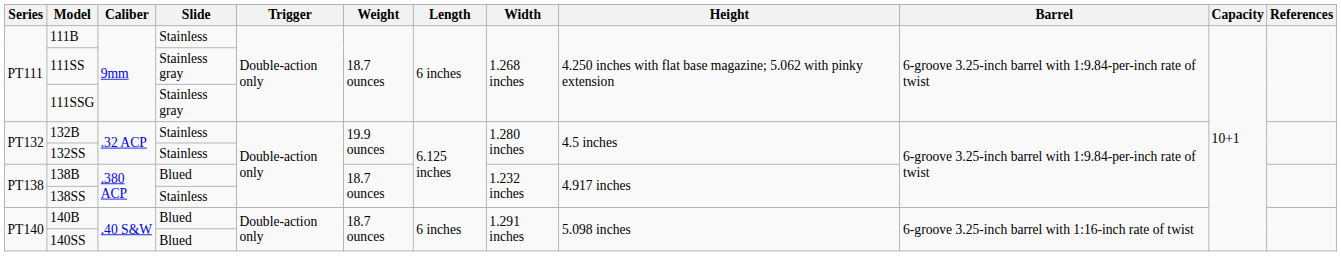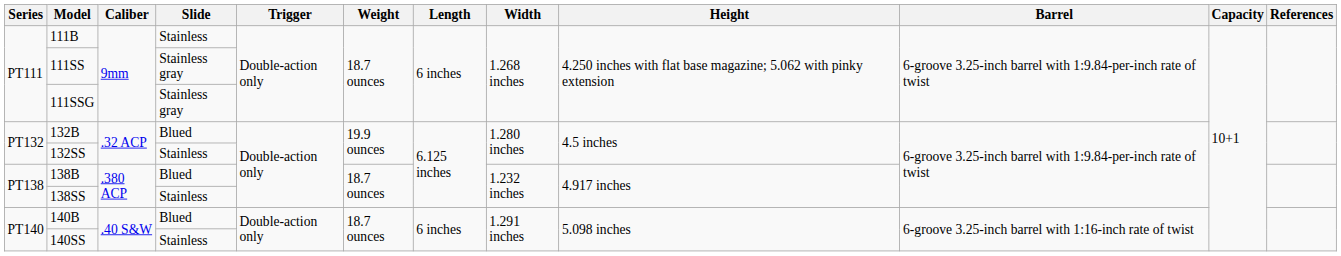(183, 132) Stainless -> (175, 132) Blued
(175, 240) Blued -> (183, 240) Stainless
